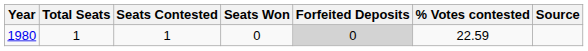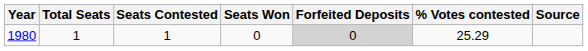(473, 35) 22.59 -> (473, 35) 25.29
